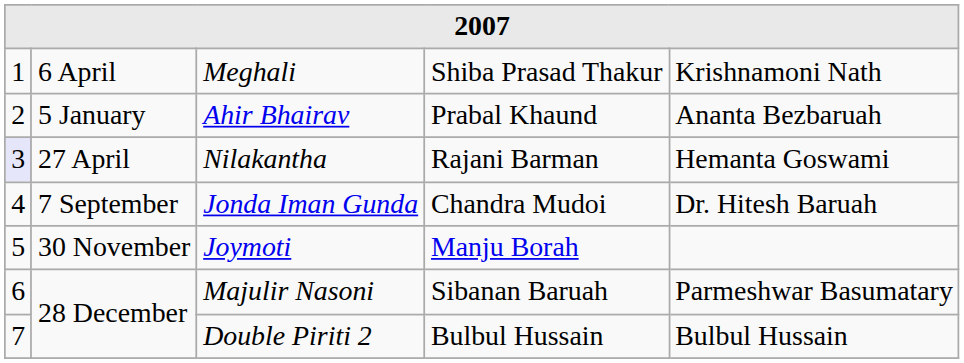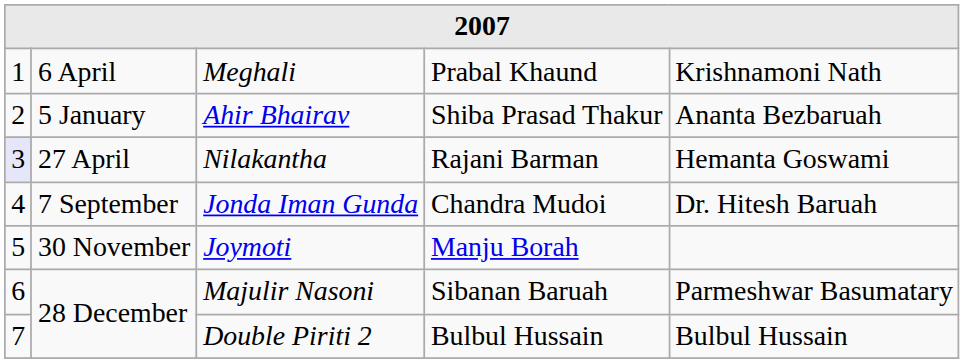(547, 70) Shiba Prasad Thakur -> (514, 70) Prabal Khaund
(514, 114) Prabal Khaund -> (547, 114) Shiba Prasad Thakur
